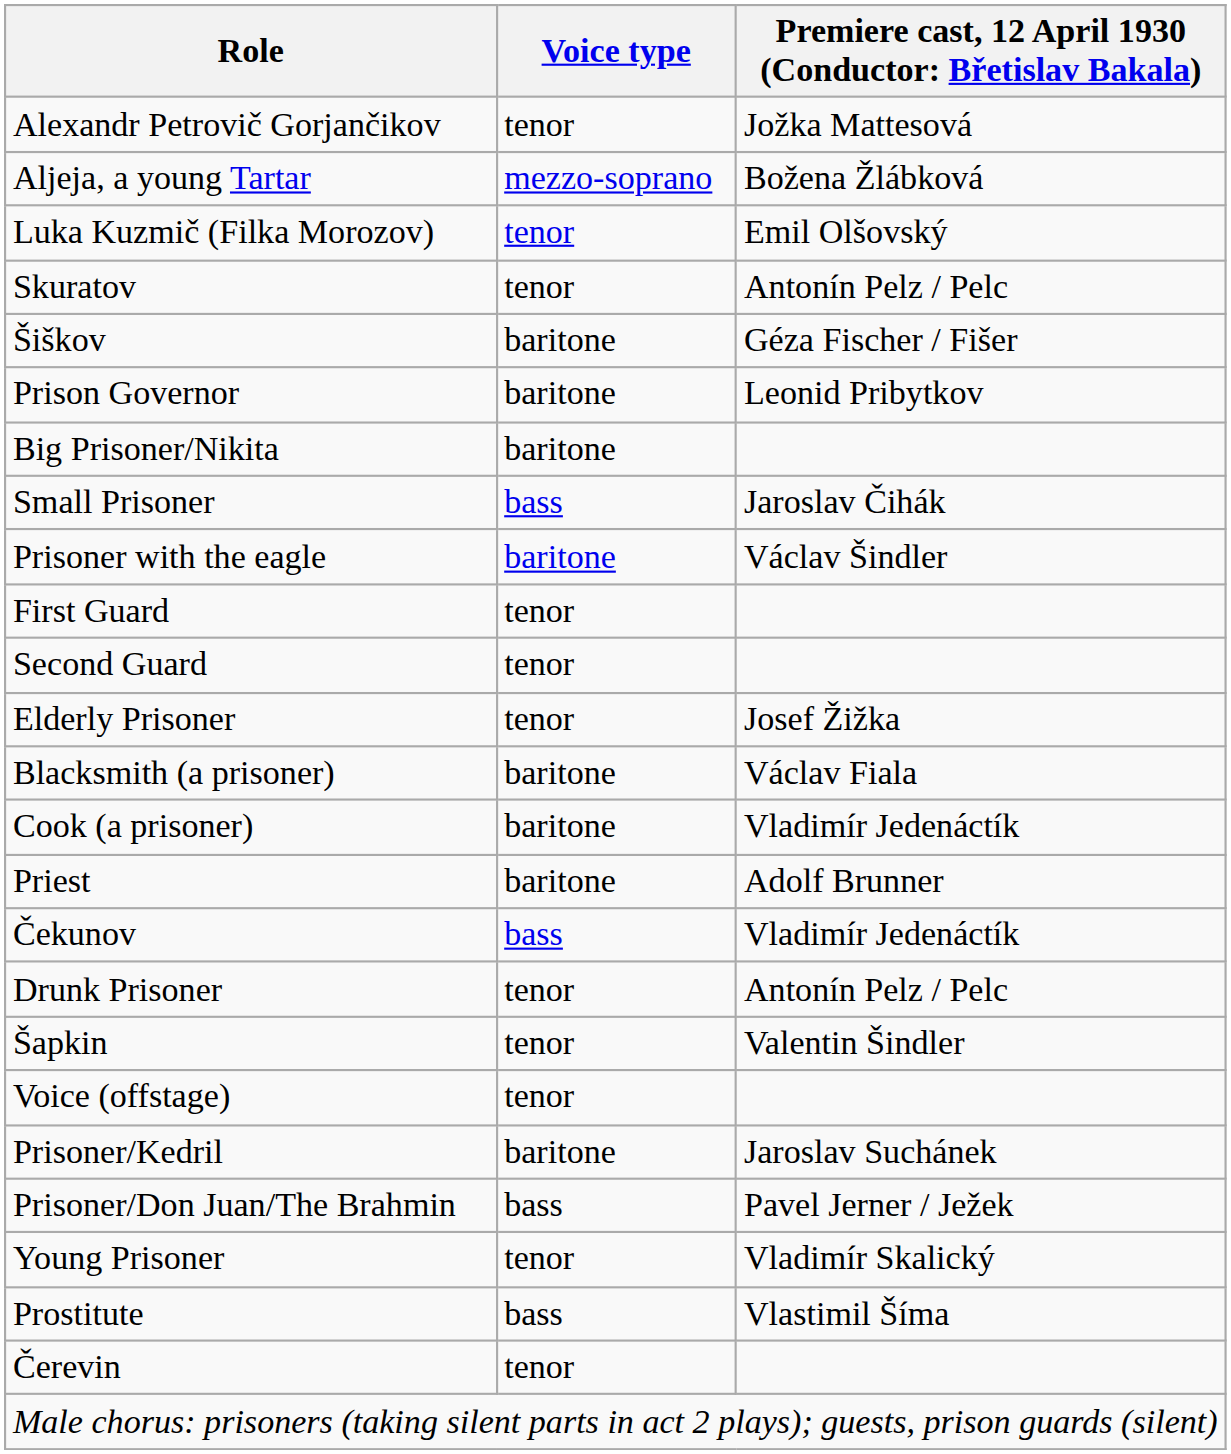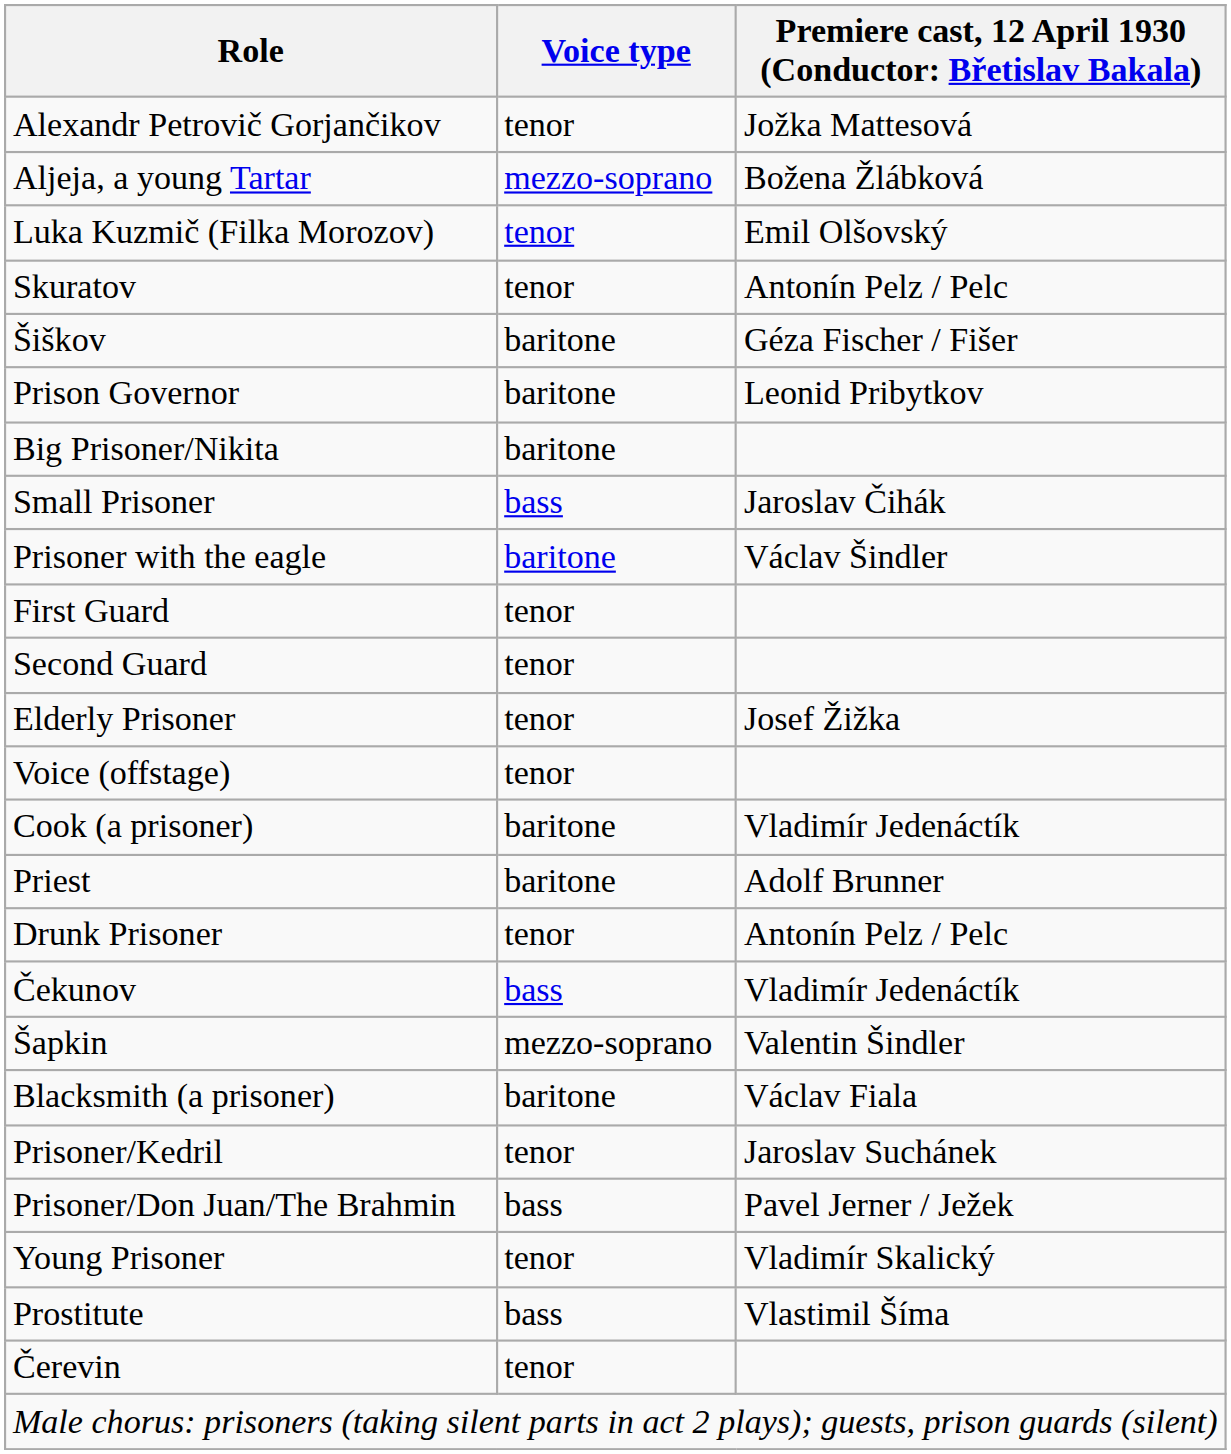rows swapped: (122, 1096) <-> (174, 772)
rows swapped: (74, 934) <-> (118, 988)
(539, 1042) tenor -> (608, 1042) mezzo-soprano
(560, 1150) baritone -> (539, 1150) tenor
